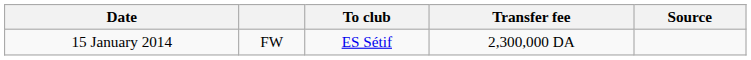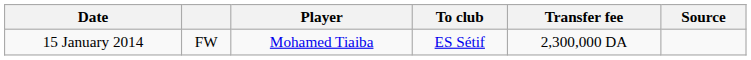+ column: (322, 16)
